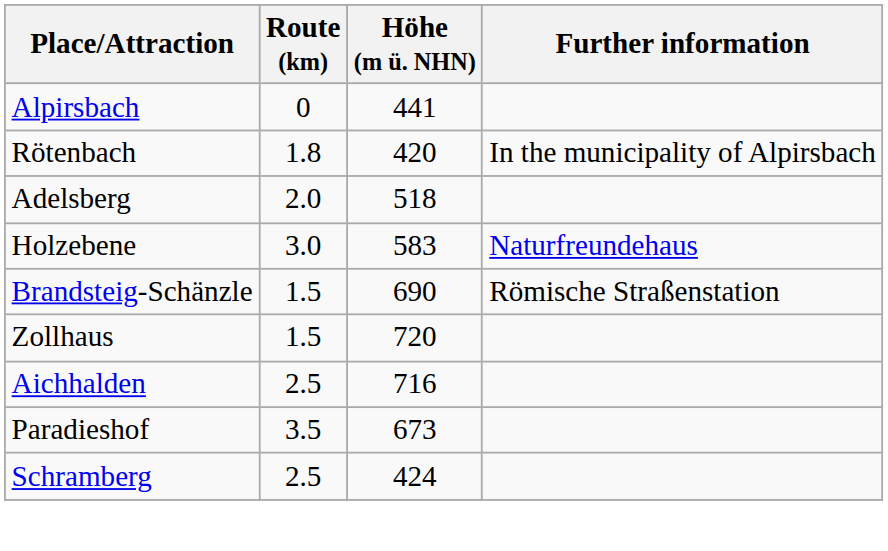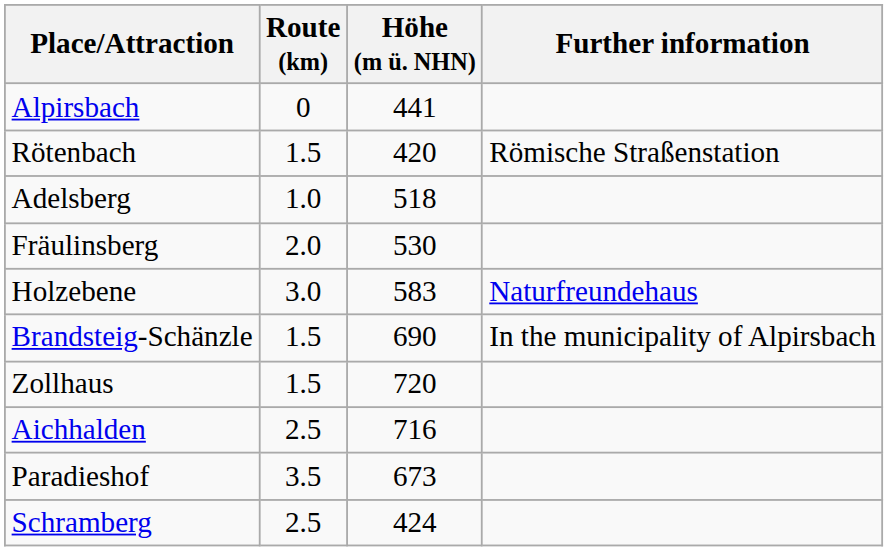(303, 152) 1.8 -> (303, 152) 1.5
(683, 152) In the municipality of Alpirsbach -> (634, 152) Römische Straßenstation
(303, 198) 2.0 -> (303, 198) 1.0
+ row: (85, 245)
(634, 291) Römische Straßenstation -> (683, 337) In the municipality of Alpirsbach
